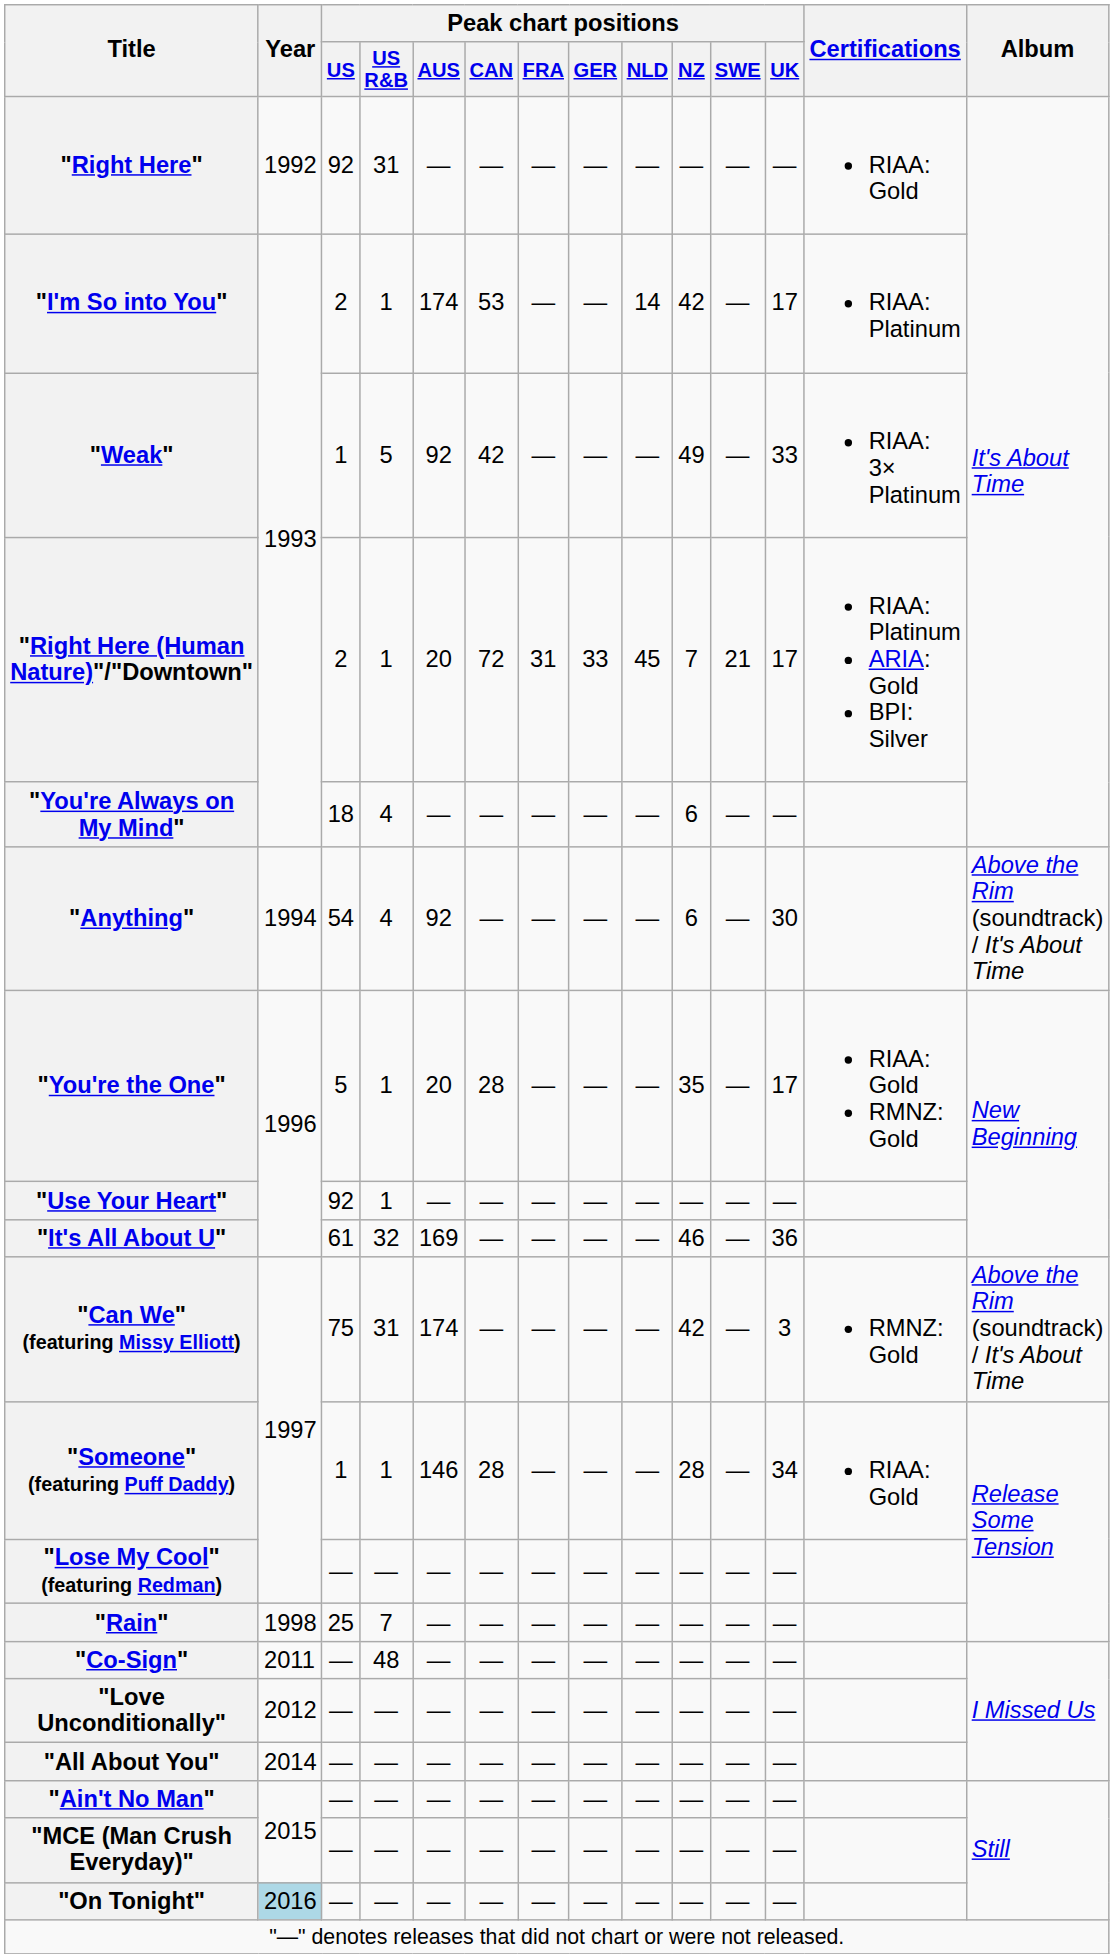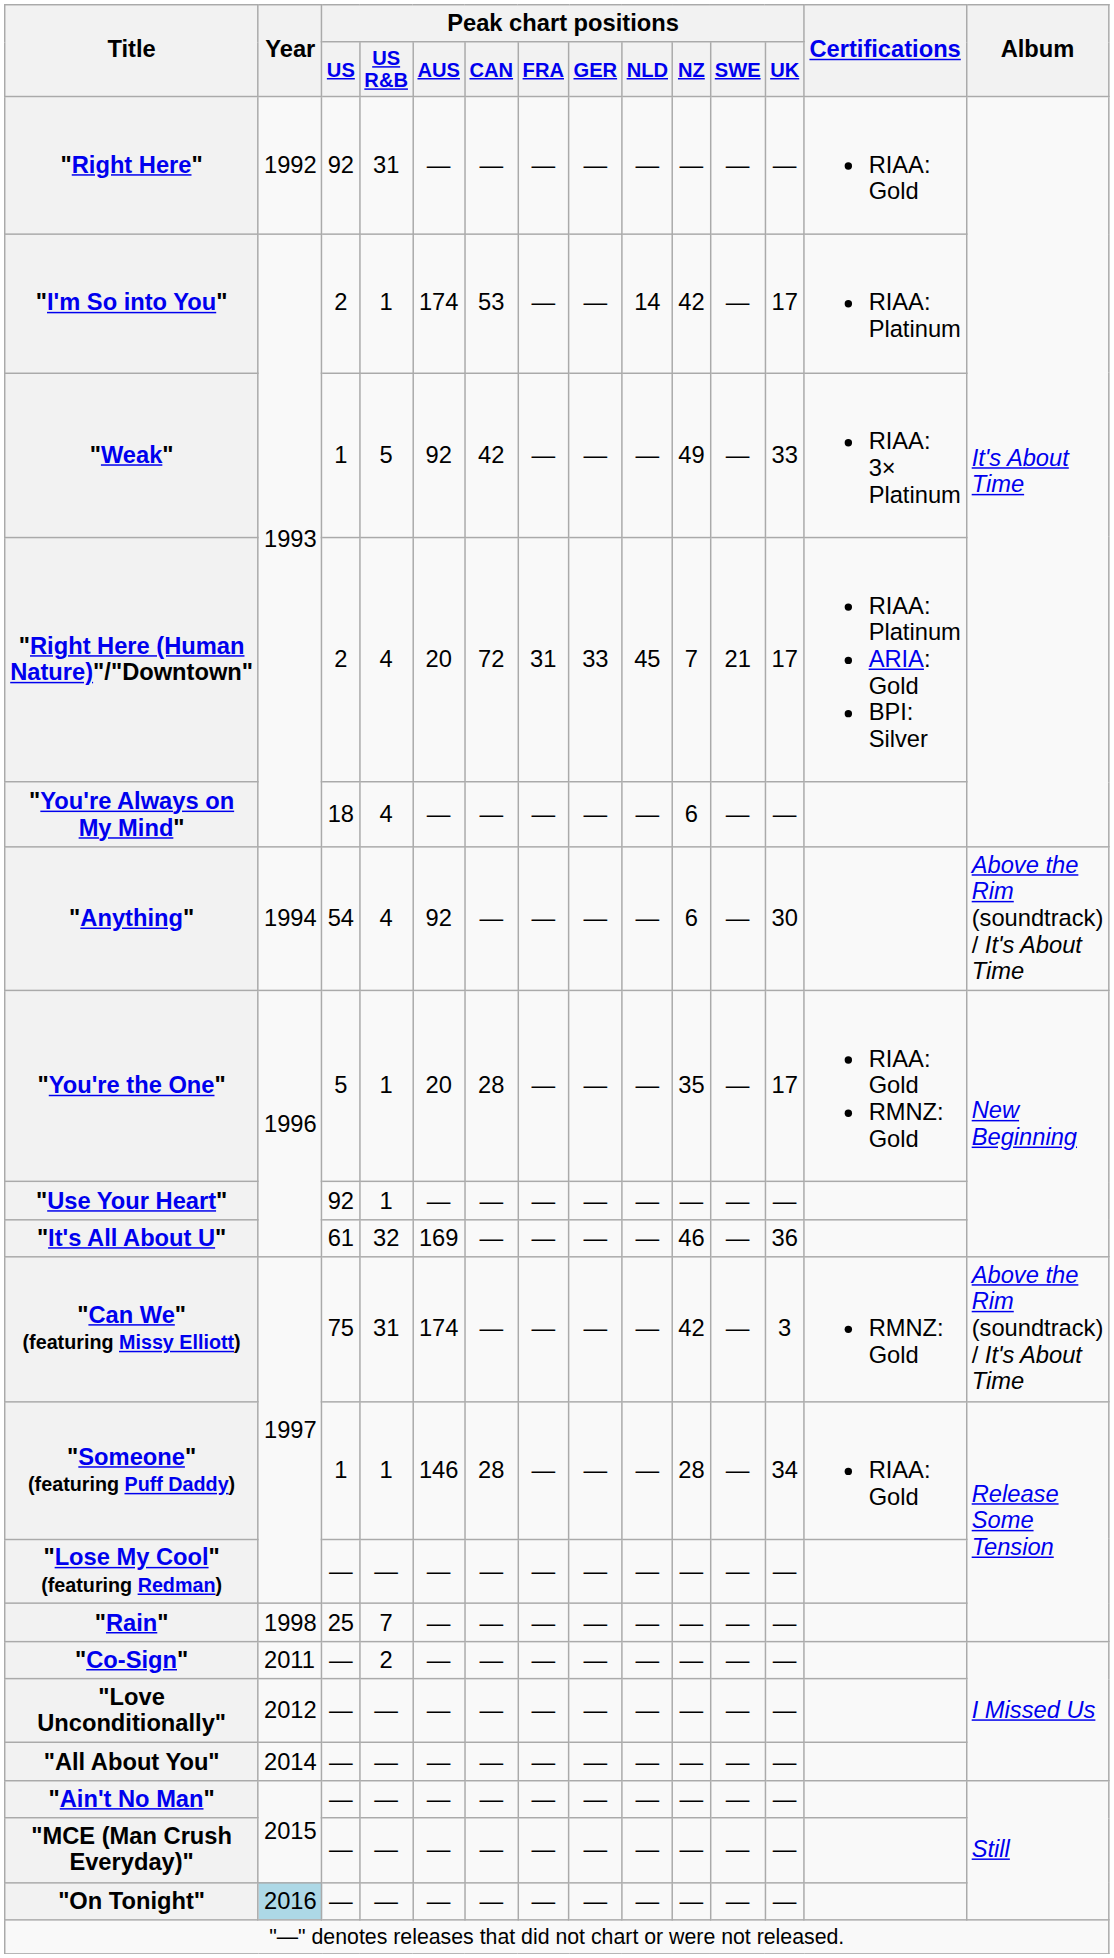(386, 659) 1 -> (386, 659) 4
(386, 1659) 48 -> (386, 1659) 2
